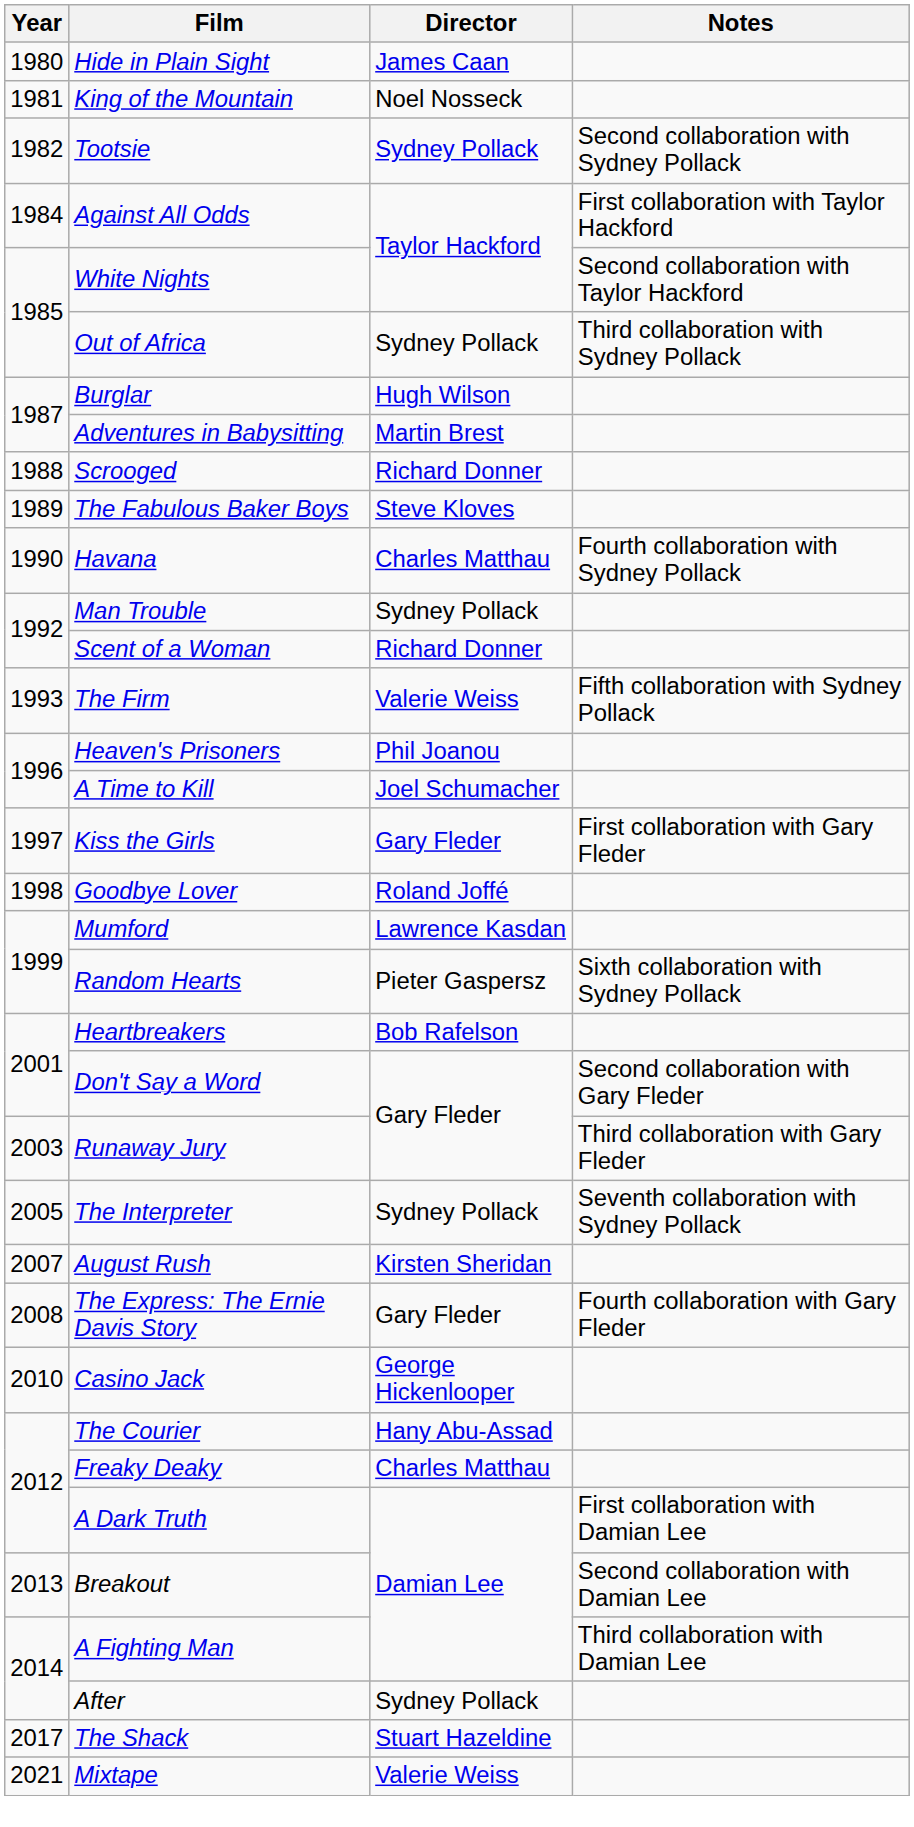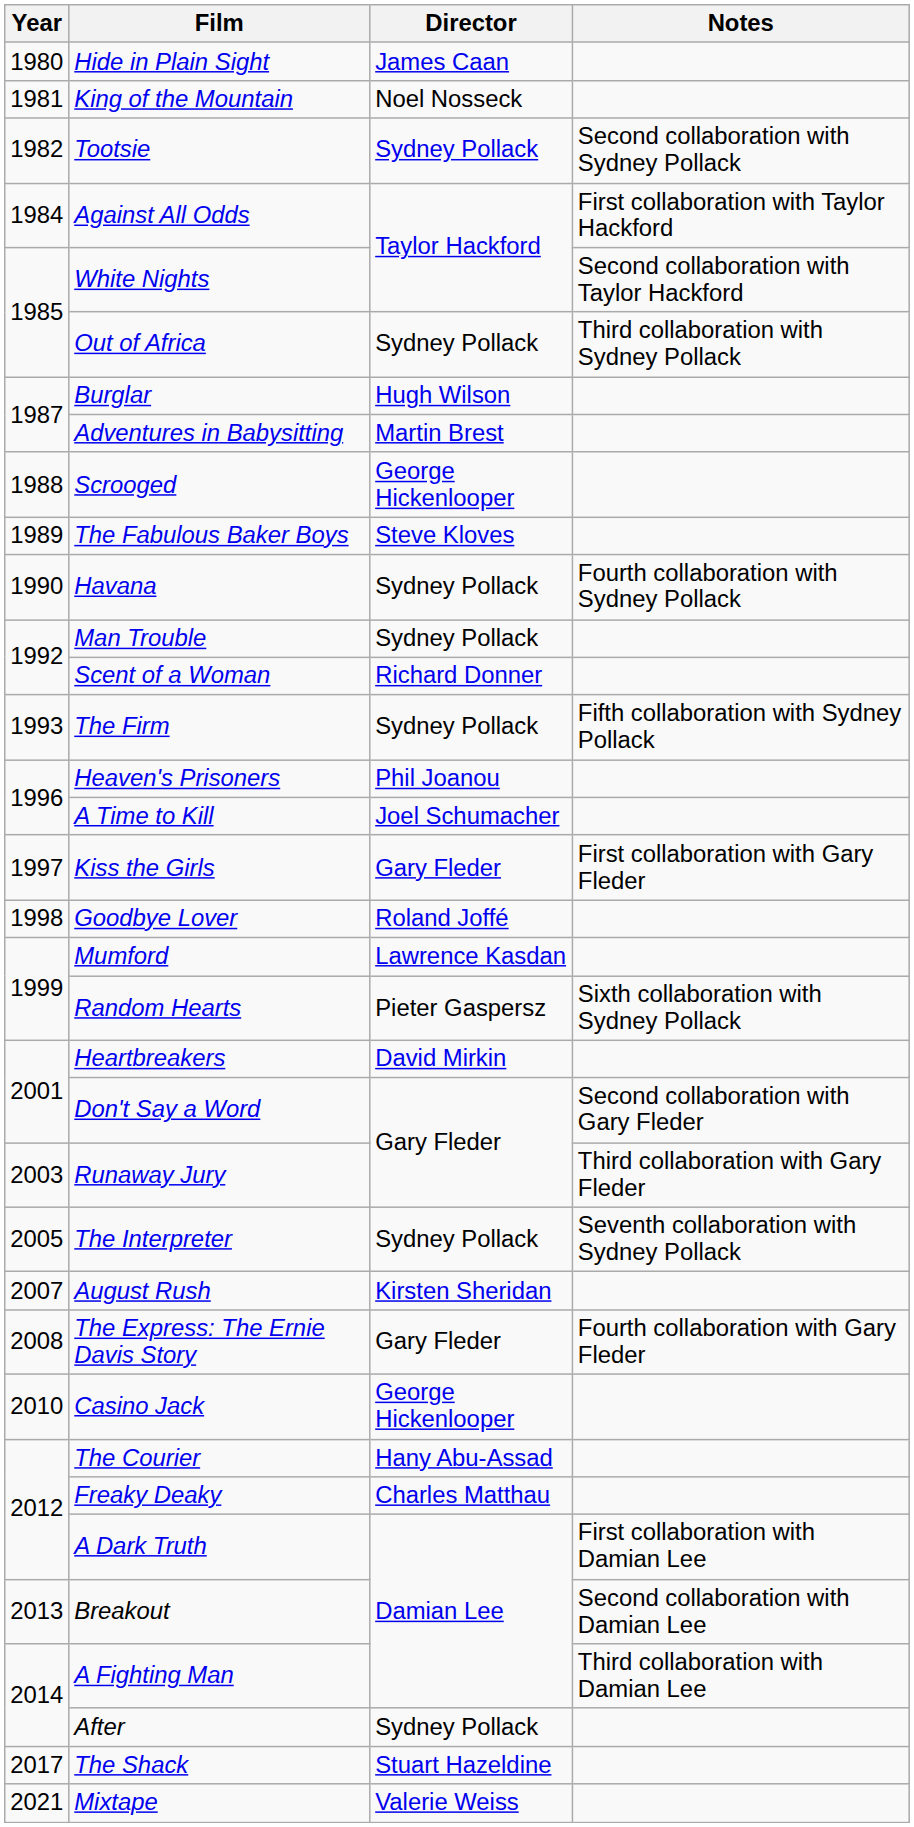(459, 470) Richard Donner -> (445, 484) George Hickenlooper
(463, 559) Charles Matthau -> (457, 586) Sydney Pollack
(447, 700) Valerie Weiss -> (457, 727) Sydney Pollack
(447, 1031) Bob Rafelson -> (441, 1058) David Mirkin
